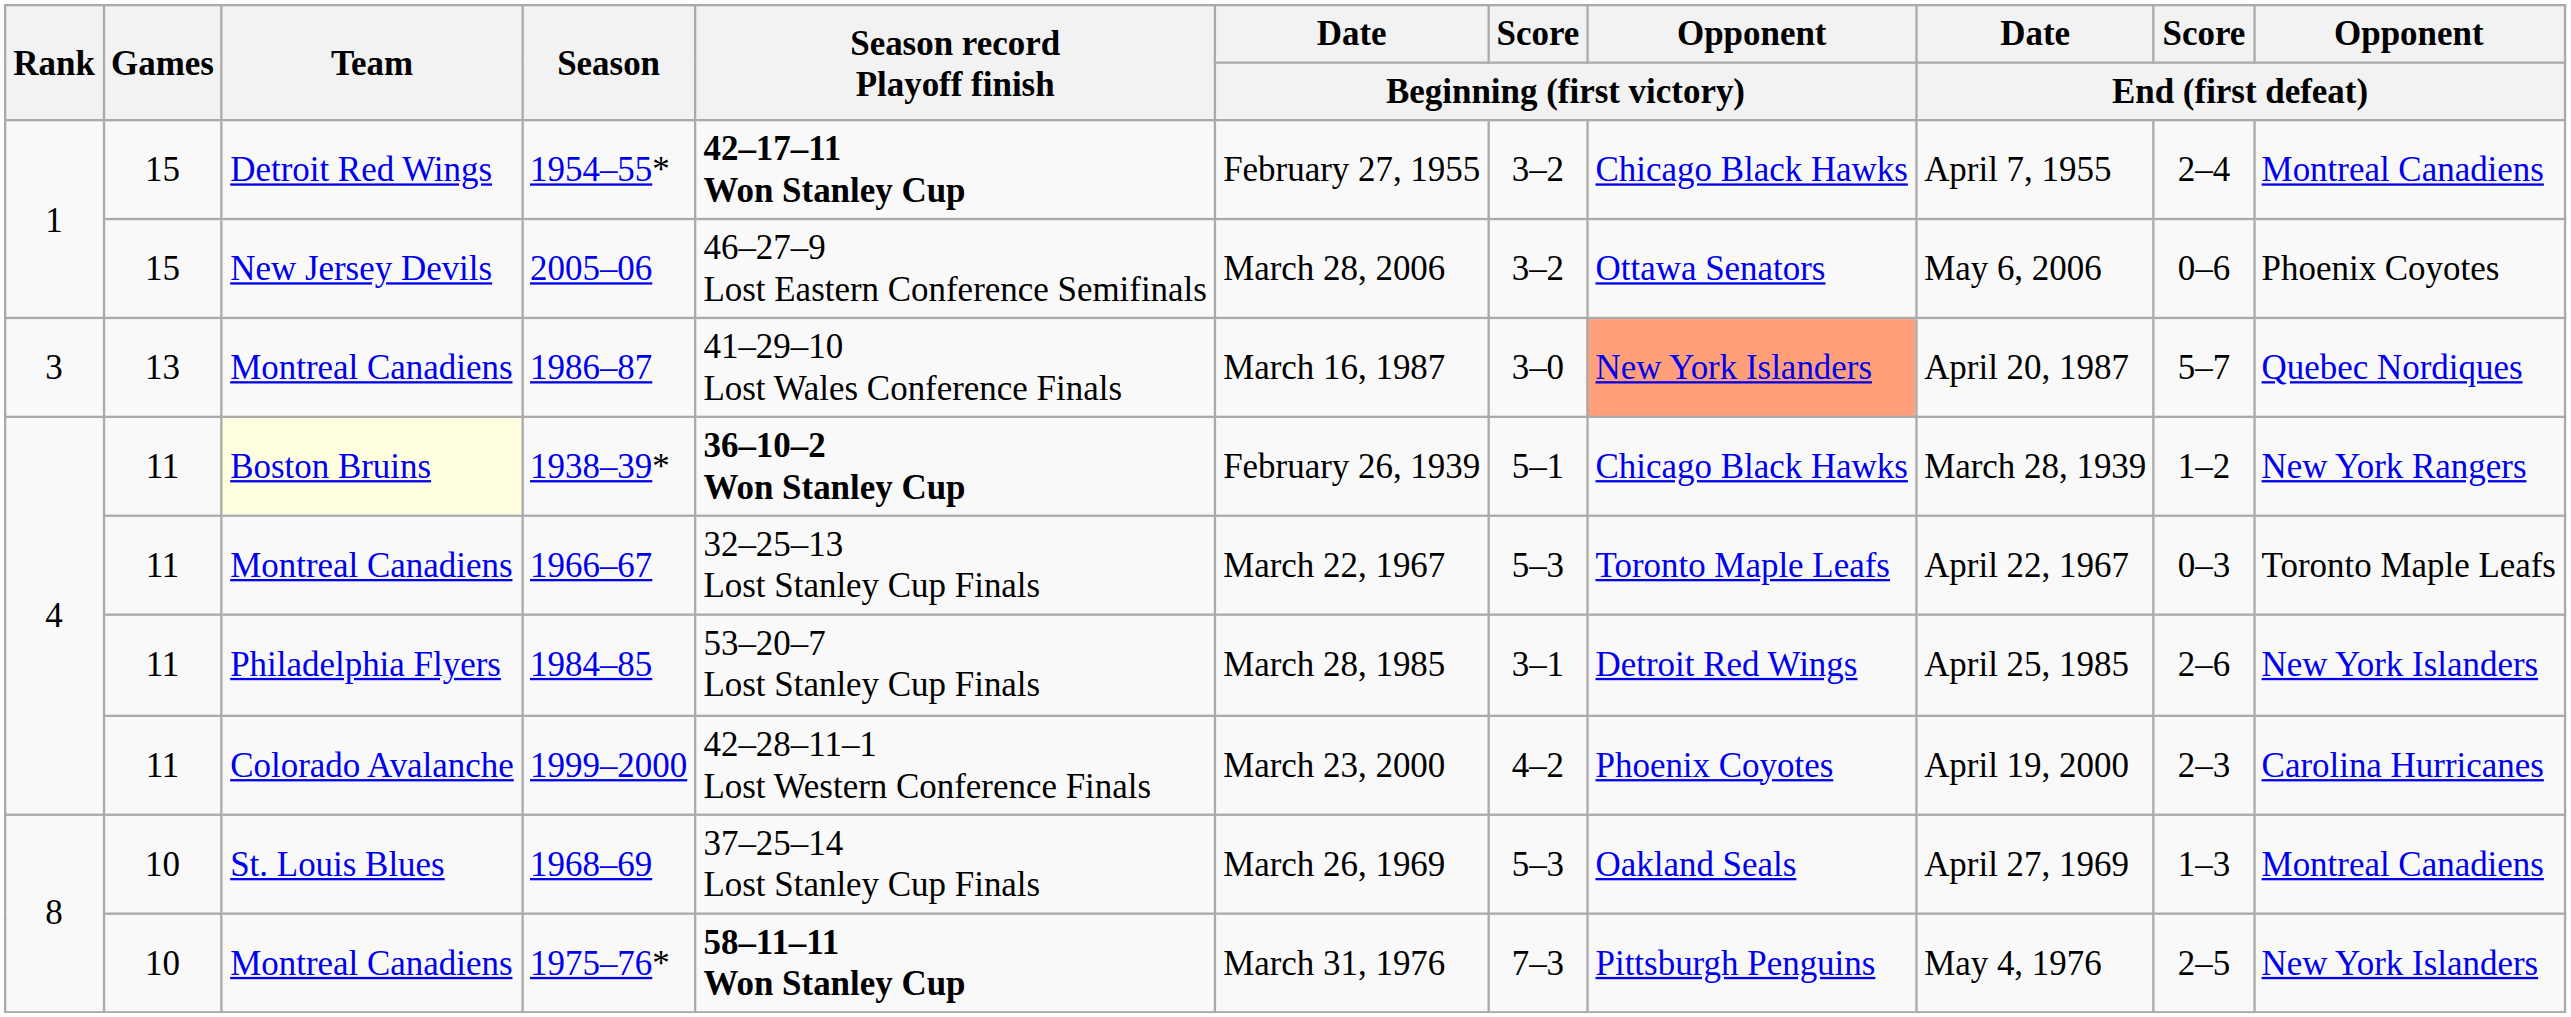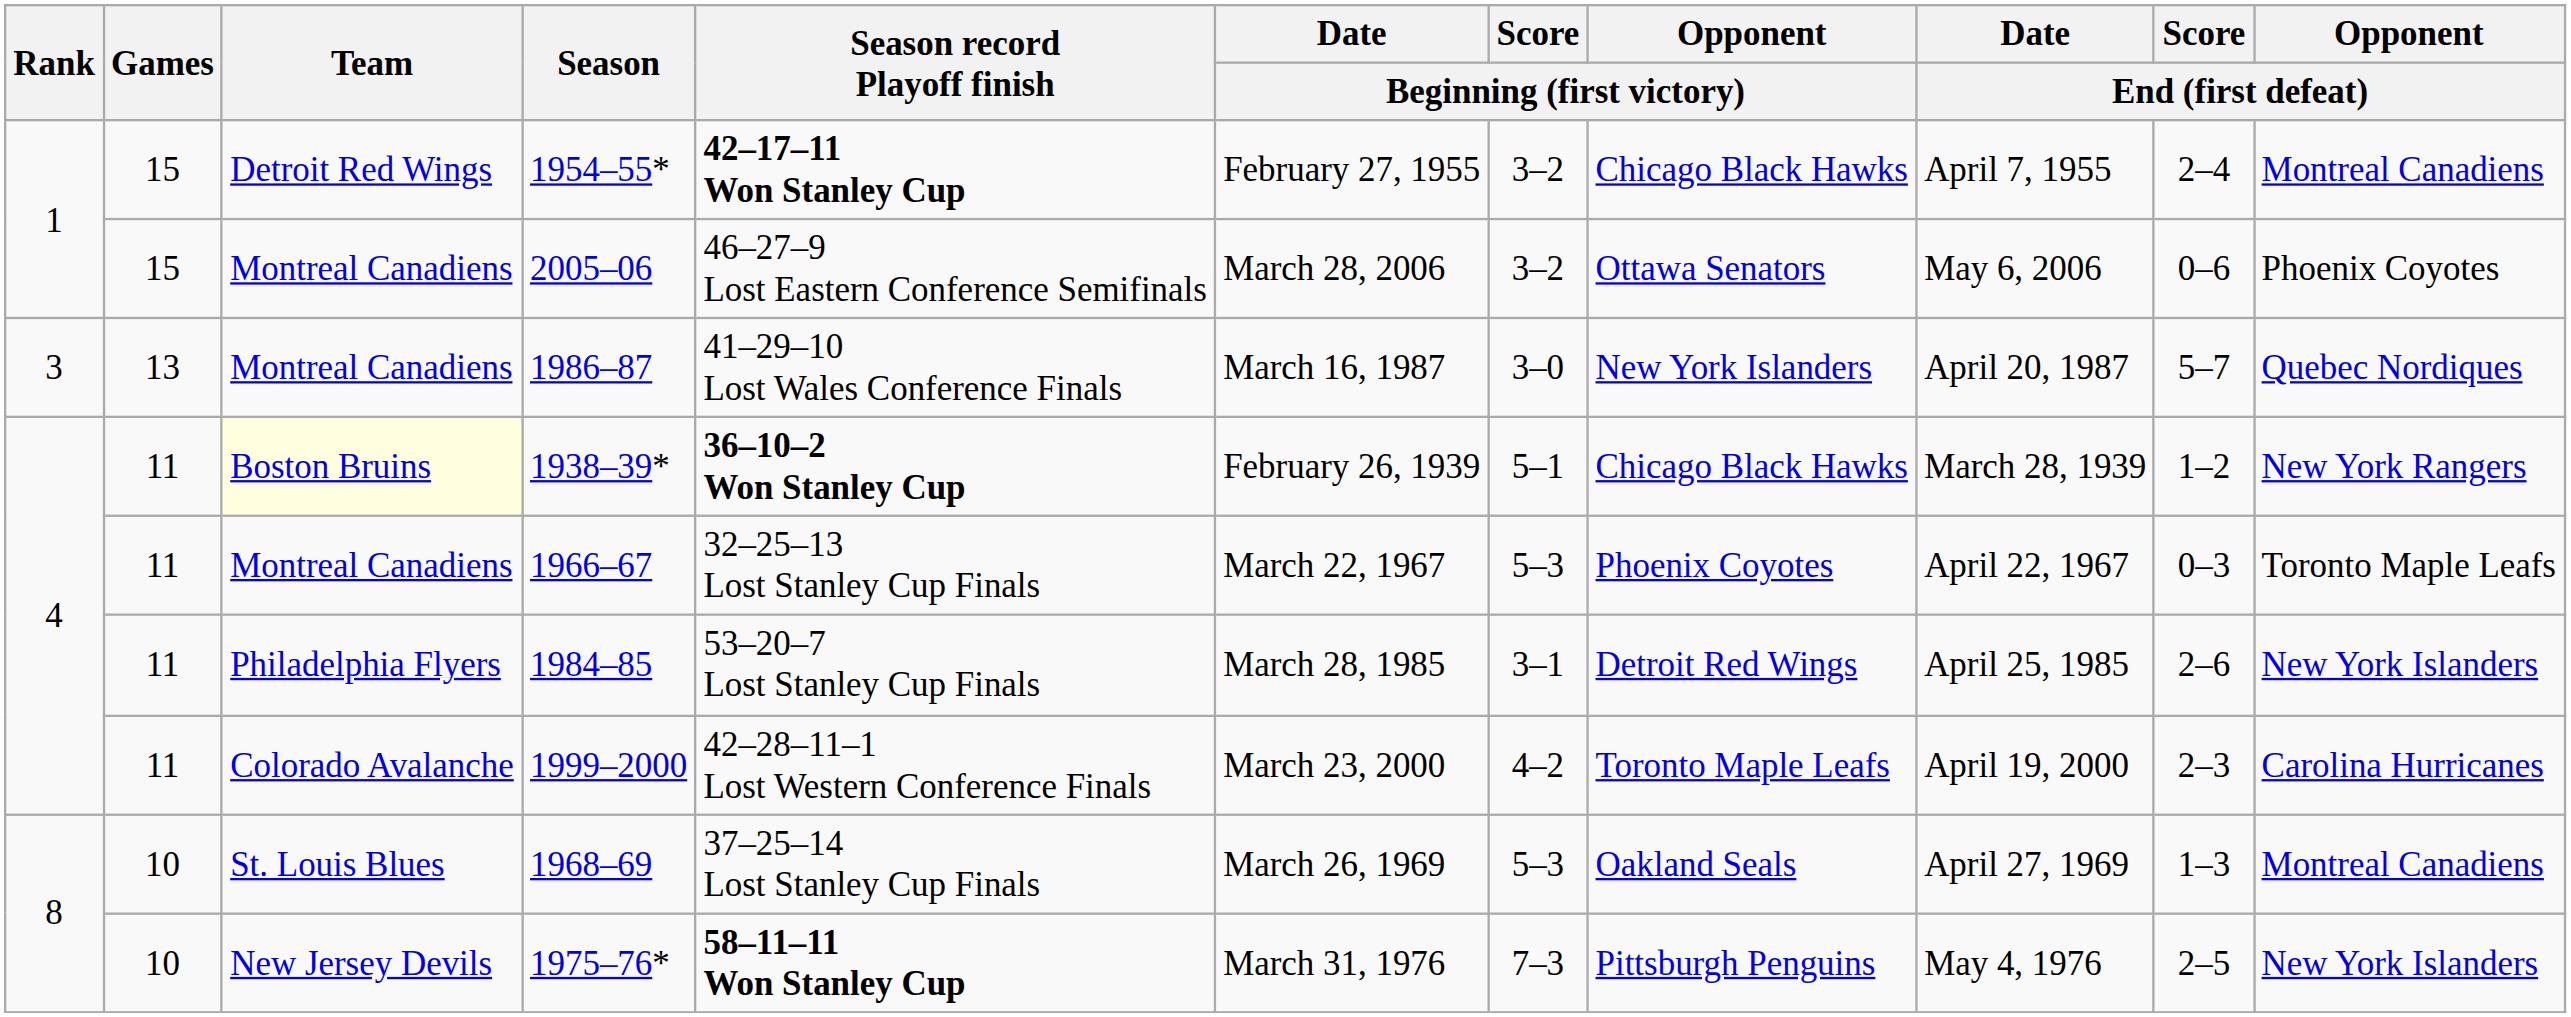(361, 268) New Jersey Devils -> (371, 268) Montreal Canadiens
(1734, 367) lightsalmon background -> (1734, 367) no background
(1743, 565) Toronto Maple Leafs -> (1714, 565) Phoenix Coyotes
(1714, 763) Phoenix Coyotes -> (1743, 763) Toronto Maple Leafs
(371, 961) Montreal Canadiens -> (361, 961) New Jersey Devils
